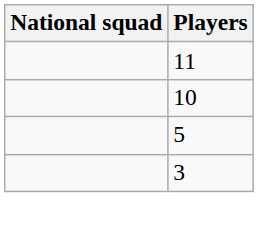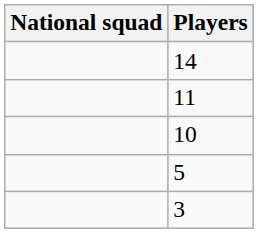+ row: (185, 60)
